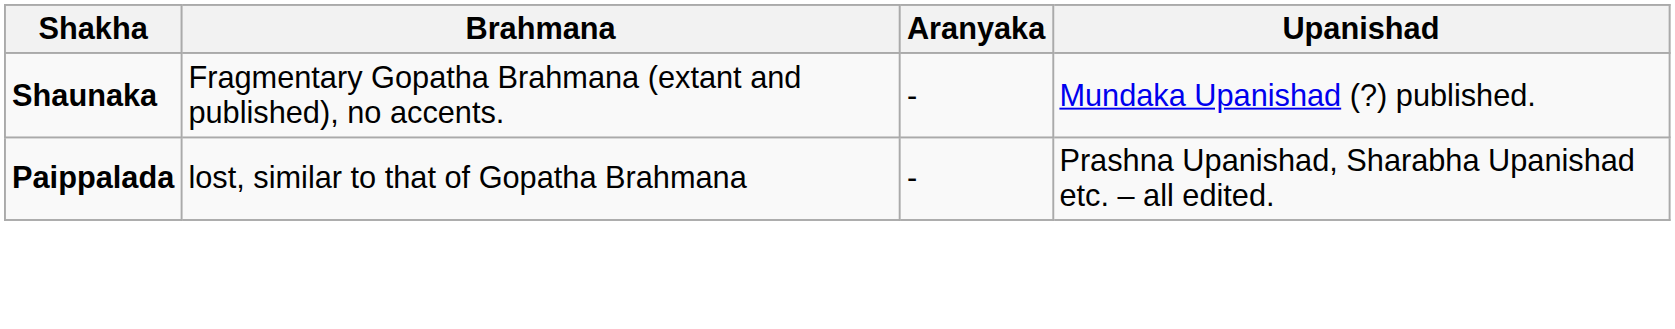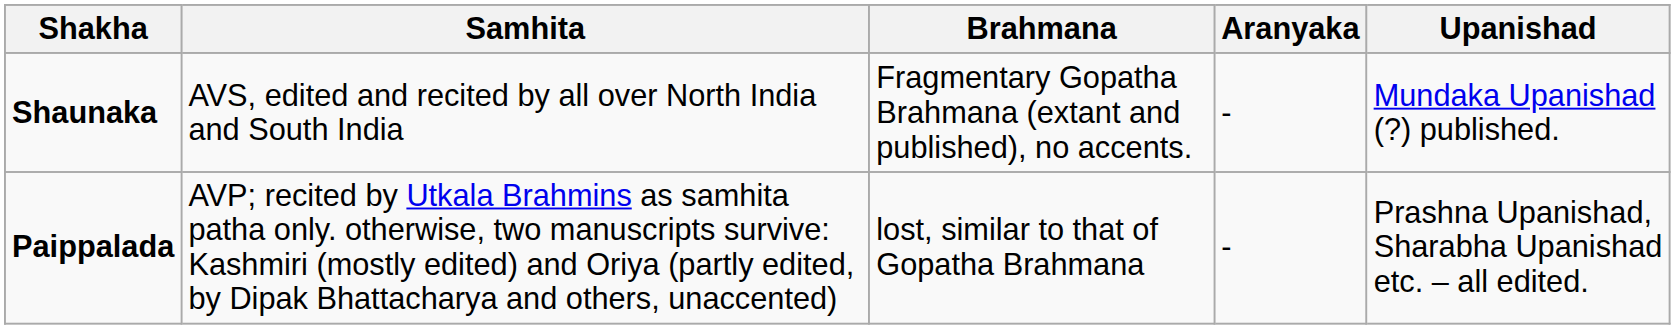+ column: (525, 28)
